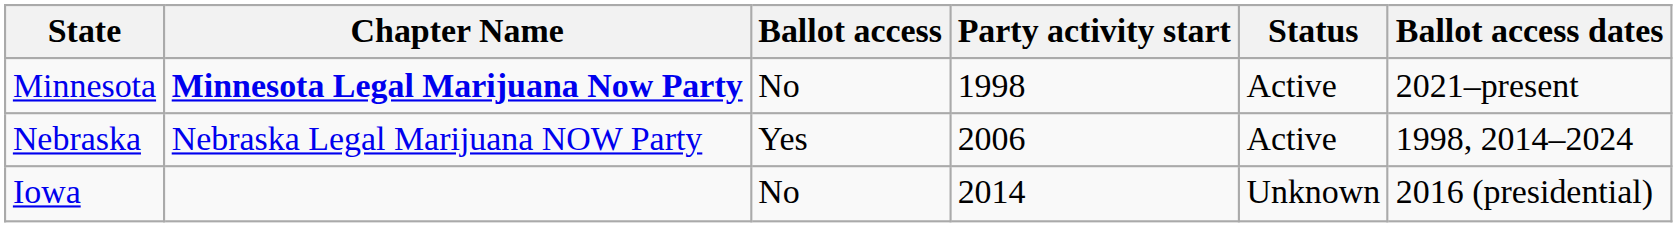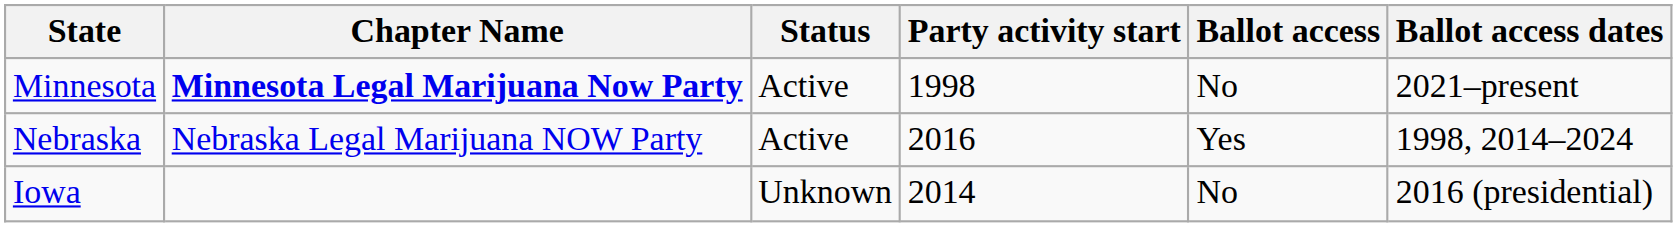columns swapped: (1313, 31) <-> (850, 31)
(992, 138) 2006 -> (942, 138) 2016
